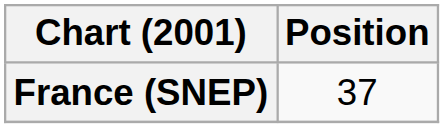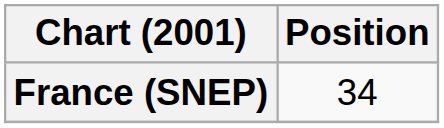(357, 91) 37 -> (357, 91) 34
